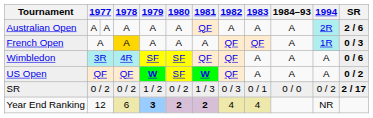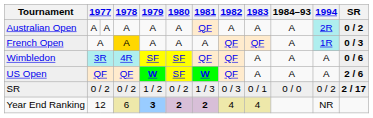(354, 27) 2 / 6 -> (354, 27) 0 / 2
(354, 74) 0 / 2 -> (354, 74) 2 / 6
